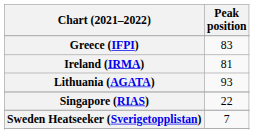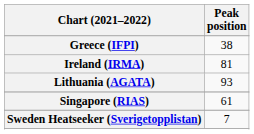(227, 45) 83 -> (227, 45) 38
(227, 100) 22 -> (227, 100) 61
